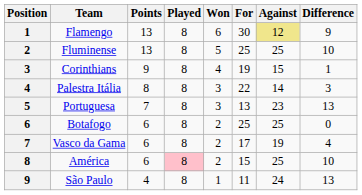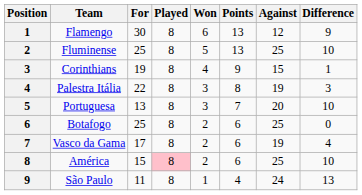columns swapped: (146, 13) <-> (244, 13)
(278, 32) khaki background -> (278, 32) no background
(278, 87) 14 -> (278, 87) 19
(278, 106) 23 -> (278, 106) 20
(328, 106) 13 -> (328, 106) 10
